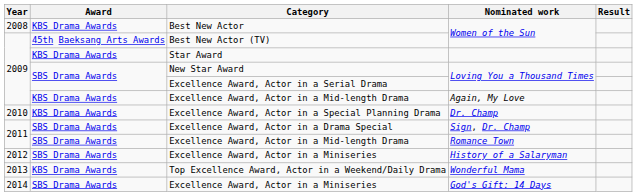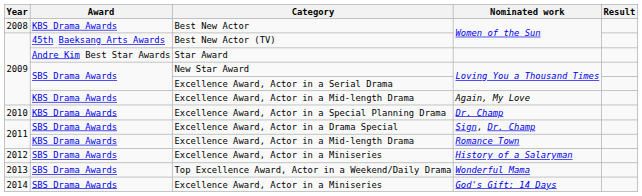(75, 55) KBS Drama Awards -> (101, 55) Andre Kim Best Star Awards
(75, 141) SBS Drama Awards -> (75, 141) KBS Drama Awards
(75, 170) KBS Drama Awards -> (75, 170) SBS Drama Awards
